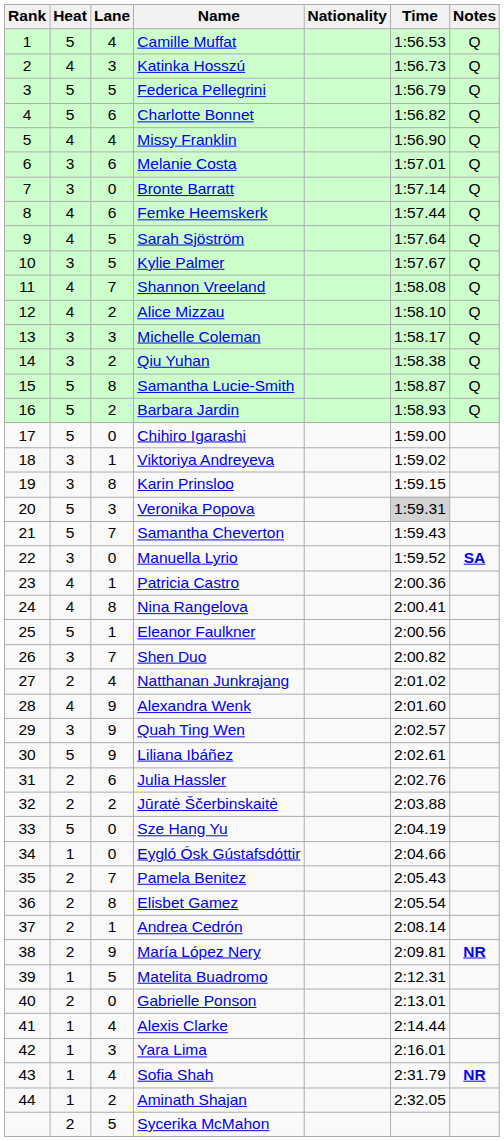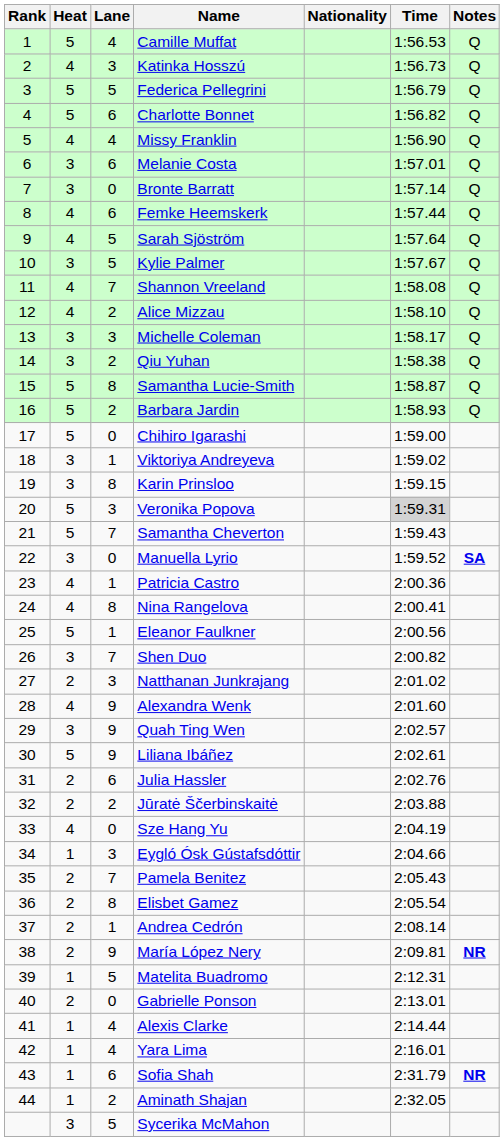(112, 681) 4 -> (112, 681) 3
(70, 829) 5 -> (70, 829) 4
(112, 853) 0 -> (112, 853) 3
(112, 1050) 3 -> (112, 1050) 4
(112, 1075) 4 -> (112, 1075) 6
(70, 1124) 2 -> (70, 1124) 3
